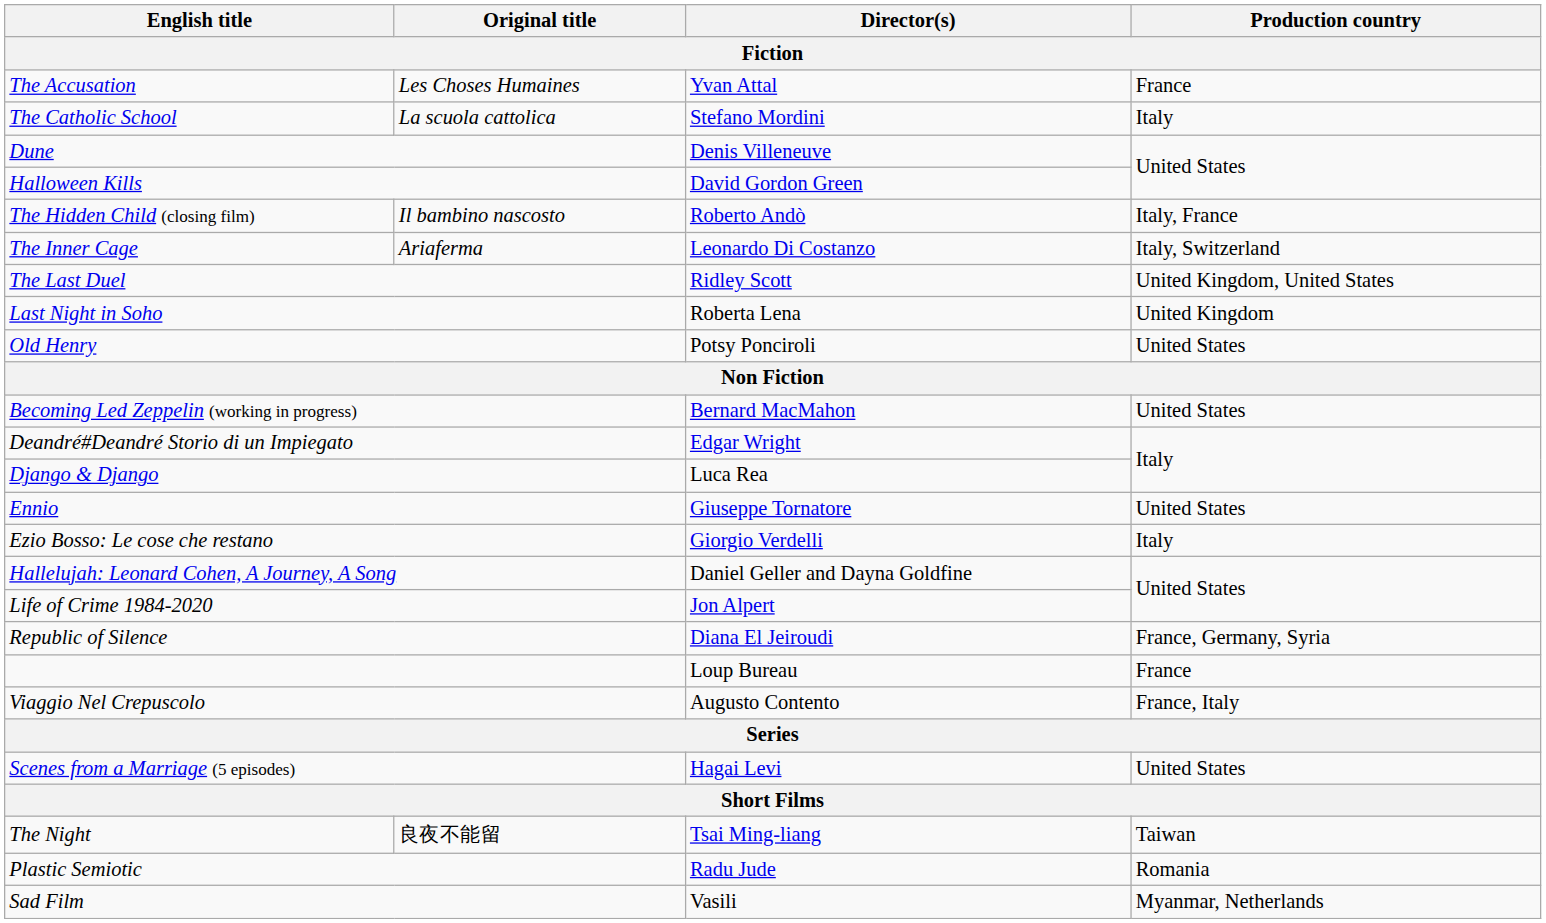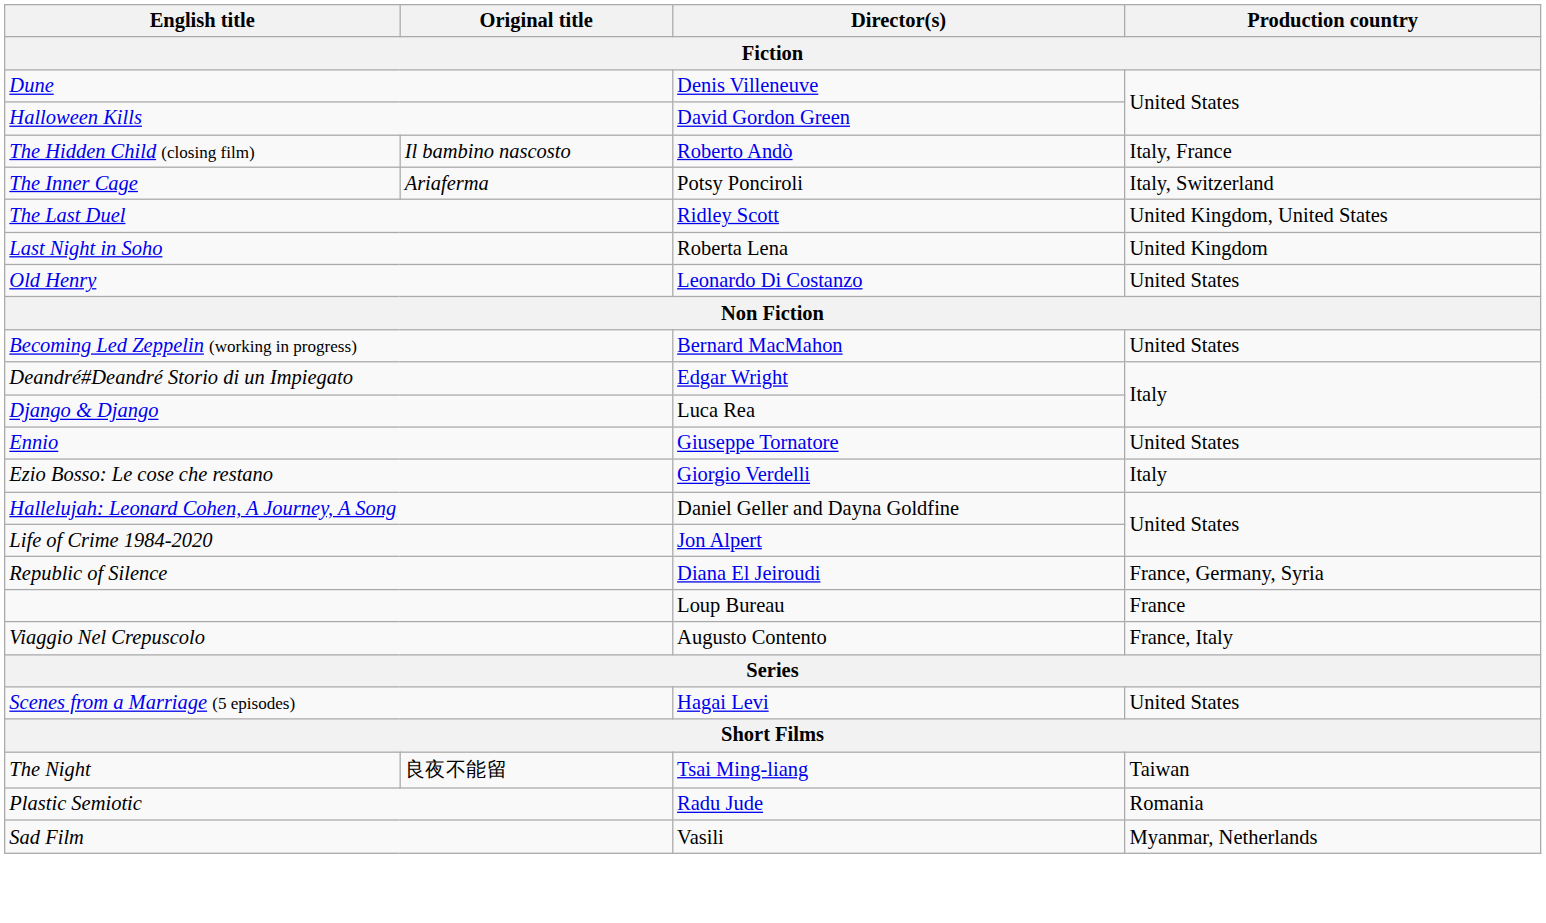- row: (73, 85)
- row: (93, 118)
(783, 248) Leonardo Di Costanzo -> (740, 183) Potsy Ponciroli
(753, 345) Potsy Ponciroli -> (770, 280) Leonardo Di Costanzo
